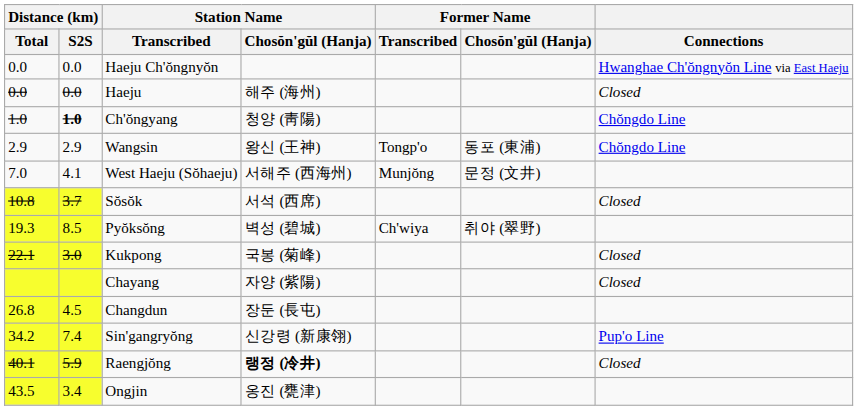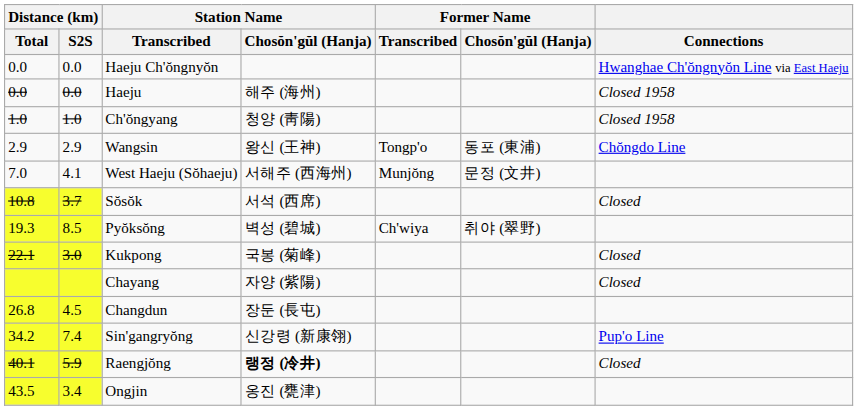(620, 92) Closed -> (637, 92) Closed 1958
(72, 119) bold -> (72, 119) normal
(642, 119) Chŏngdo Line -> (637, 119) Closed 1958
